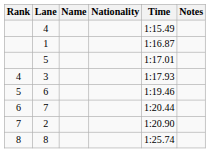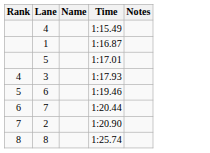- column: (115, 12)
